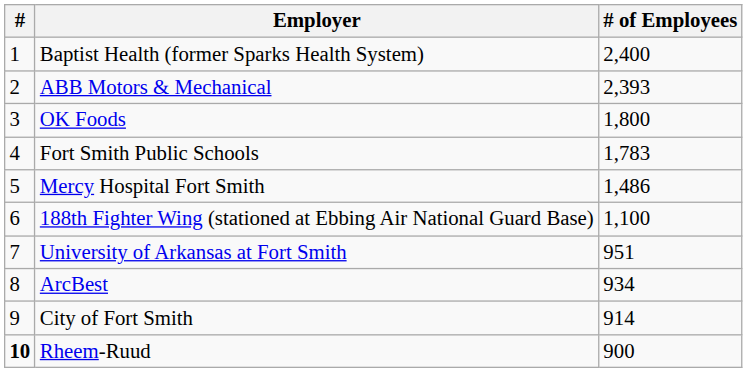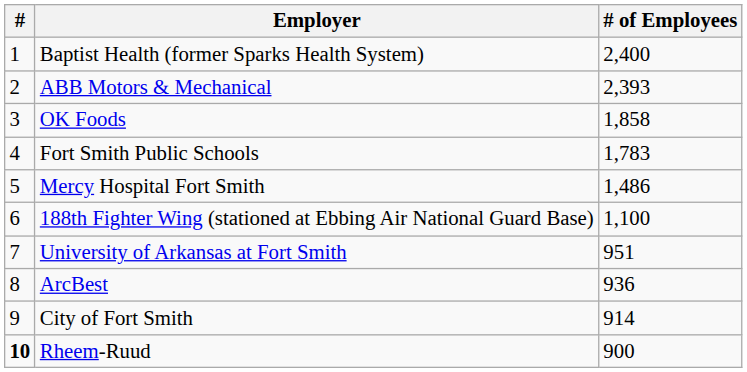(627, 119) 1,800 -> (627, 119) 1,858
(619, 284) 934 -> (619, 284) 936
